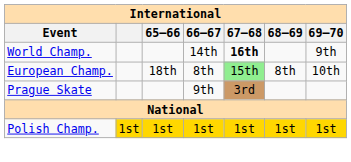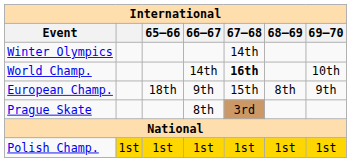+ row: (60, 52)
(326, 52) 9th -> (326, 71) 10th
(204, 71) 8th -> (204, 90) 9th
(244, 71) lightgreen background -> (244, 90) no background
(326, 71) 10th -> (326, 90) 9th
(204, 90) 9th -> (204, 109) 8th
